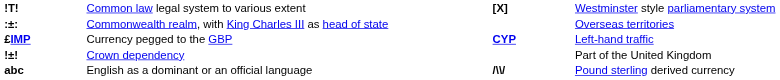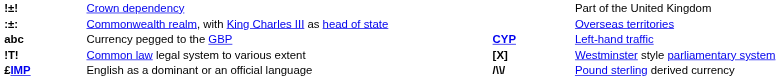rows swapped: (135, 55) <-> (196, 8)
(17, 39) £IMP -> (14, 39) abc
(14, 70) abc -> (17, 70) £IMP
